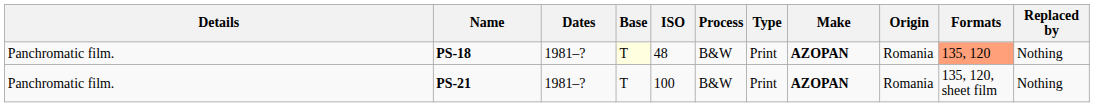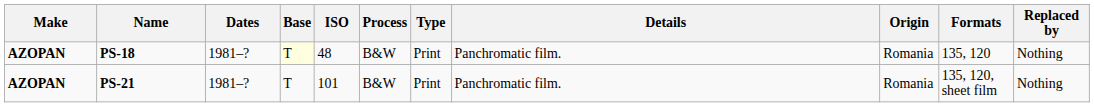columns swapped: (834, 23) <-> (219, 23)
(966, 53) lightsalmon background -> (966, 53) no background
(664, 83) 100 -> (328, 83) 101
